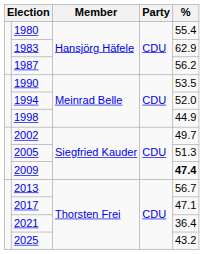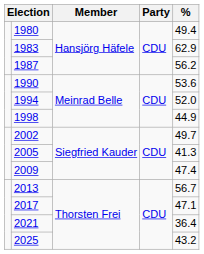(186, 30) 55.4 -> (186, 30) 49.4
(186, 83) 53.5 -> (186, 83) 53.6
(186, 153) 51.3 -> (186, 153) 41.3
(186, 170) bold -> (186, 170) normal
